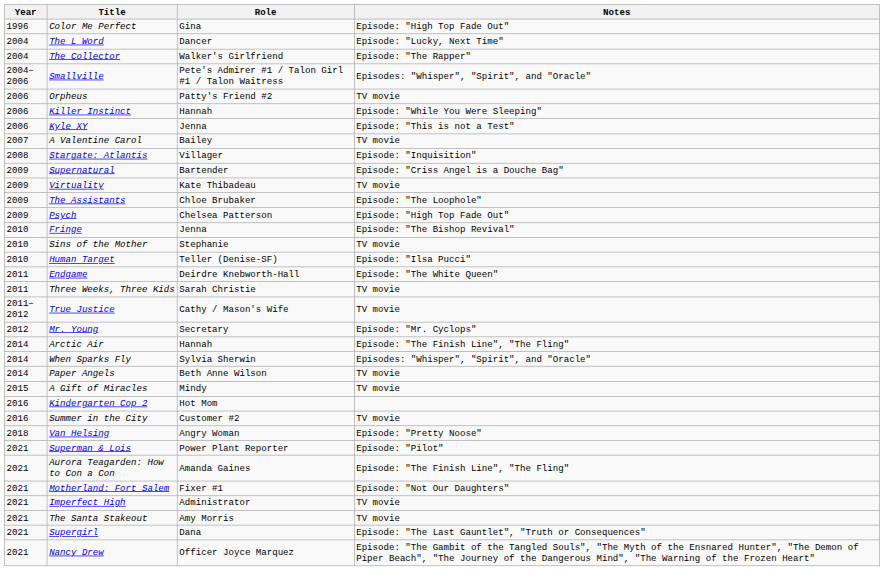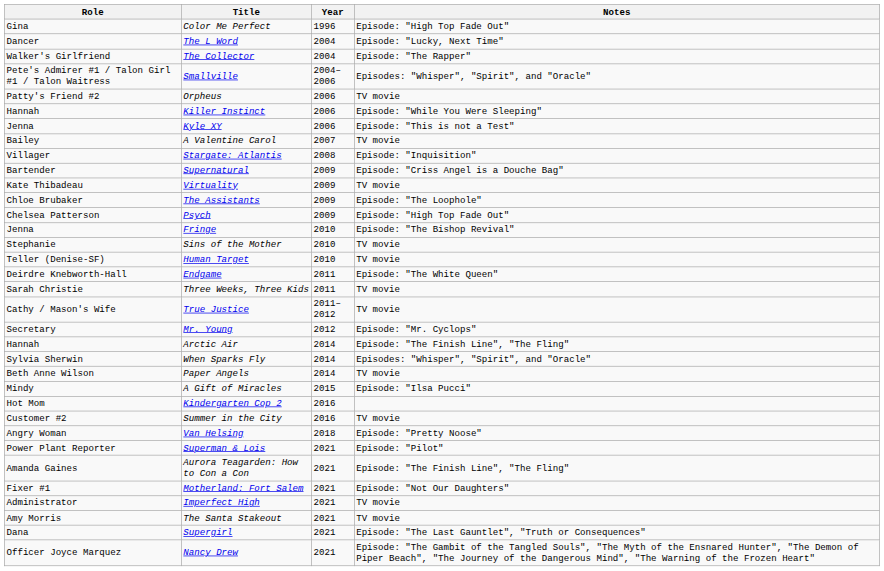columns swapped: (26, 12) <-> (266, 12)
(414, 260) Episode: "Ilsa Pucci" -> (378, 260) TV movie
(378, 389) TV movie -> (414, 389) Episode: "Ilsa Pucci"
